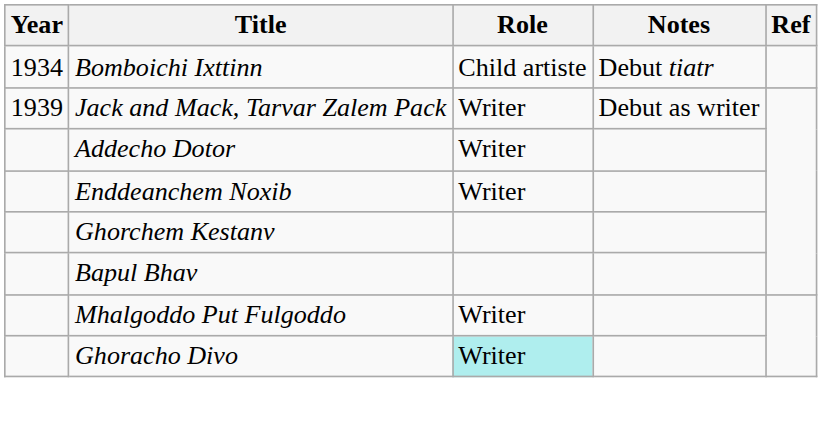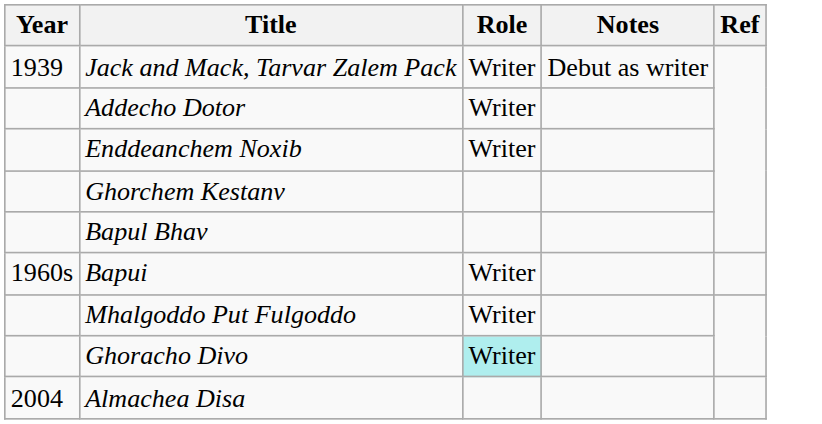- row: (169, 66)
+ row: (116, 273)
+ row: (165, 397)
